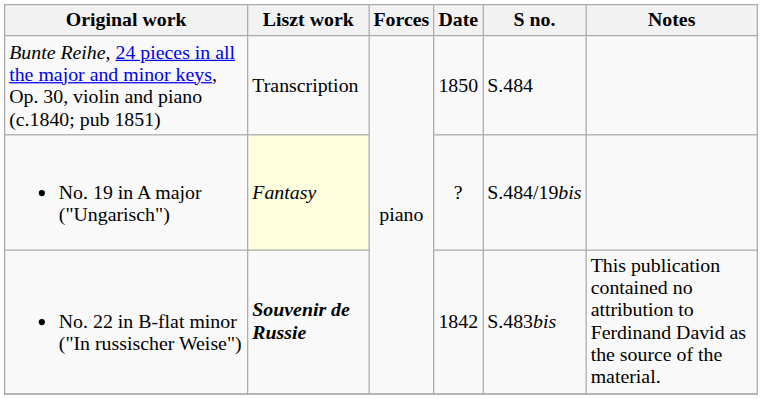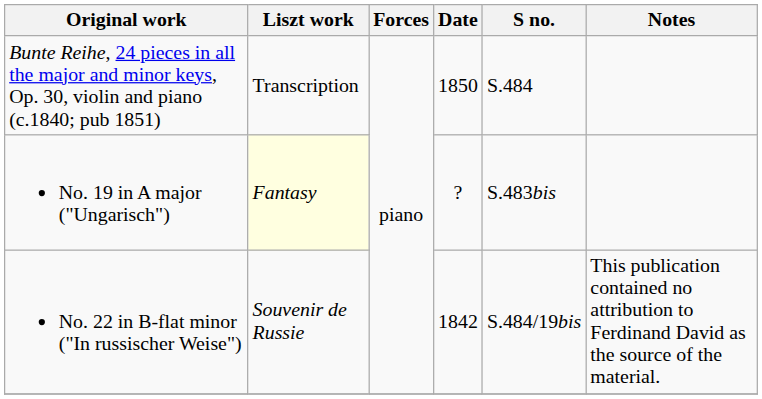(534, 192) S.484/19bis -> (521, 192) S.483bis
(301, 321) bold -> (300, 321) normal
(522, 321) S.483bis -> (534, 321) S.484/19bis
